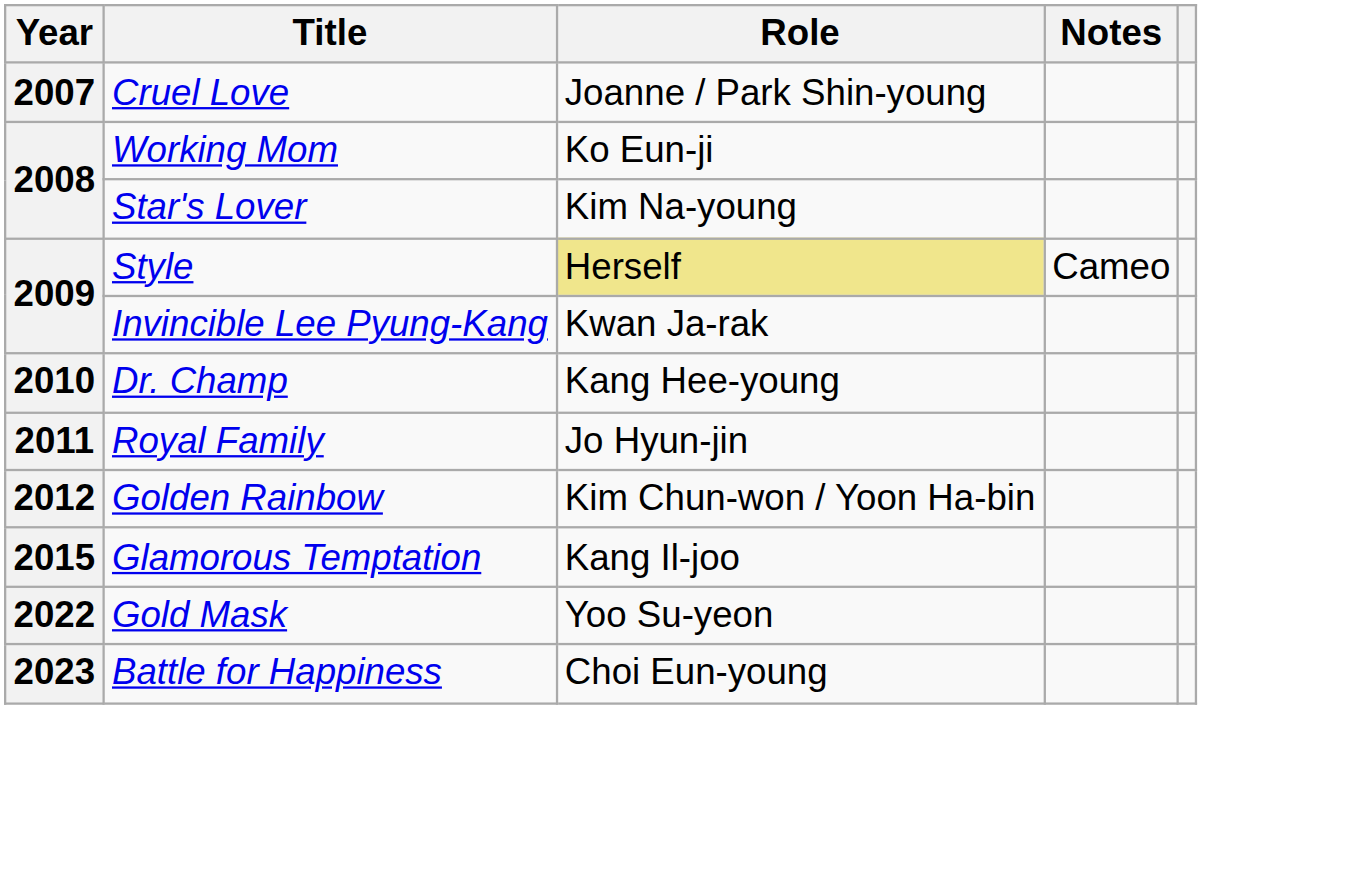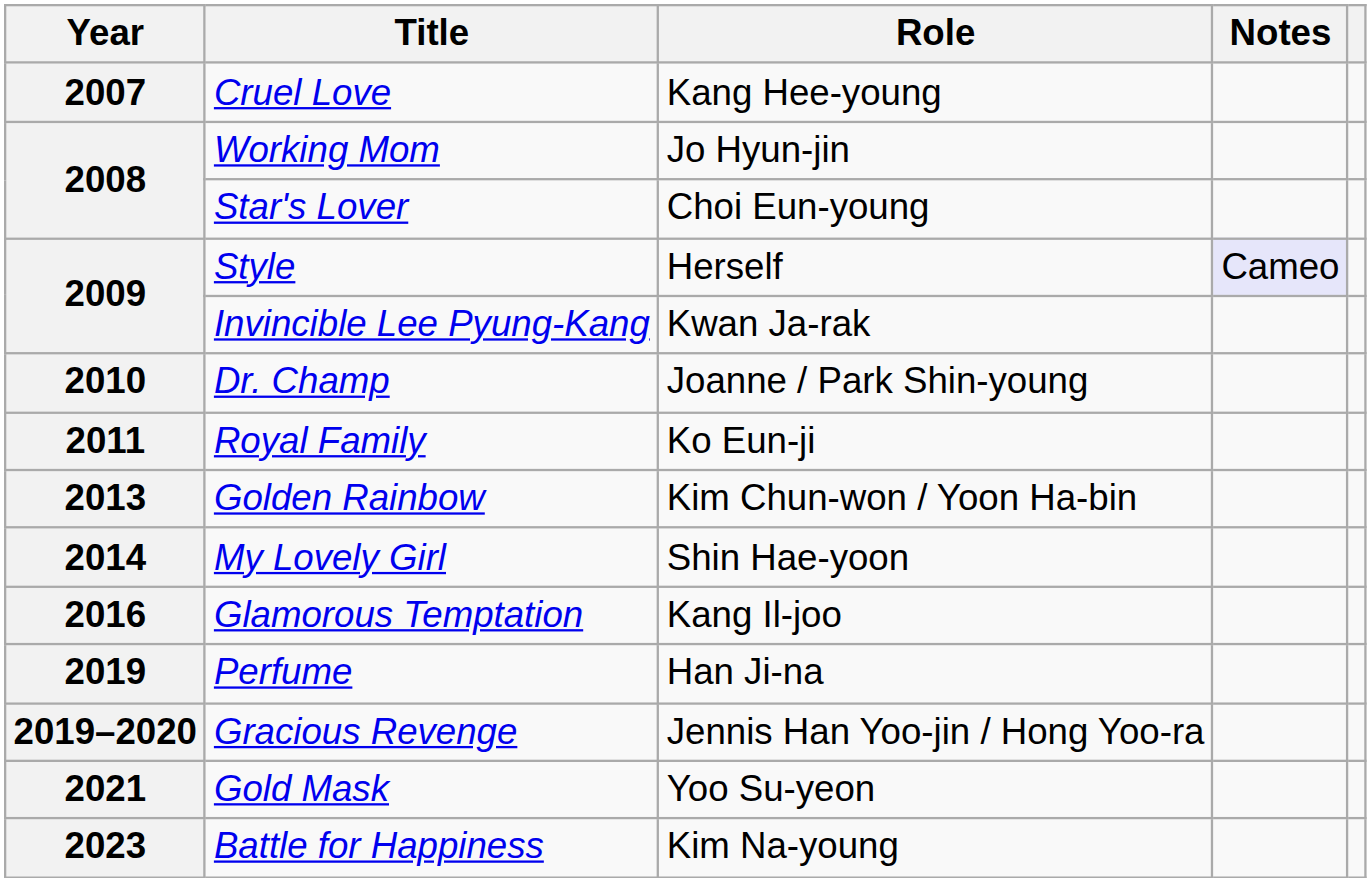(776, 91) Joanne / Park Shin-young -> (804, 91) Kang Hee-young
(639, 149) Ko Eun-ji -> (758, 149) Jo Hyun-jin
(681, 207) Kim Na-young -> (798, 207) Choi Eun-young
(623, 265) khaki background -> (725, 265) no background
(1111, 265) no background -> (1280, 265) lavender background
(702, 382) Kang Hee-young -> (878, 382) Joanne / Park Shin-young
(656, 440) Jo Hyun-jin -> (741, 440) Ko Eun-ji
(54, 498) 2012 -> (105, 498) 2013
+ row: (330, 556)
(54, 556) 2015 -> (105, 614) 2016
+ row: (283, 672)
+ row: (366, 730)
(54, 614) 2022 -> (105, 788) 2021
(696, 672) Choi Eun-young -> (783, 847) Kim Na-young
